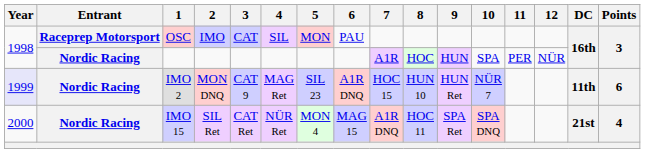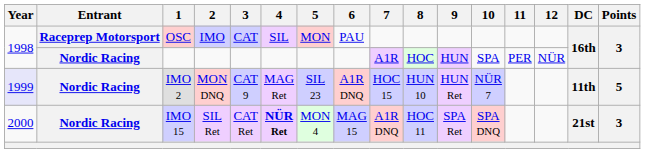(619, 87) 6 -> (619, 87) 5
(279, 124) normal -> (279, 124) bold
(619, 124) 4 -> (619, 124) 3
